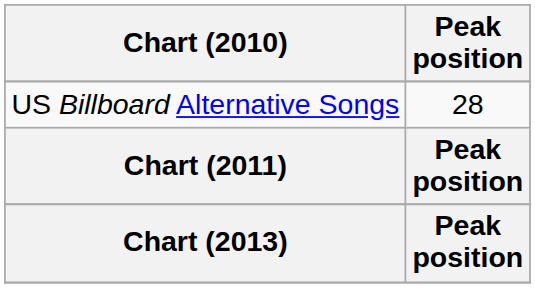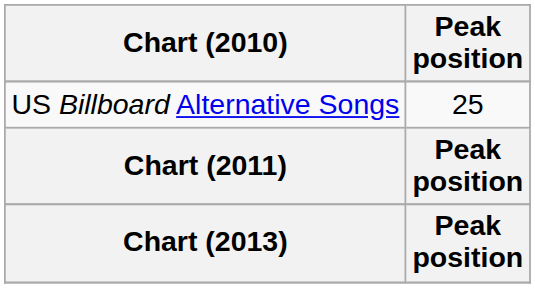(468, 104) 28 -> (468, 104) 25
